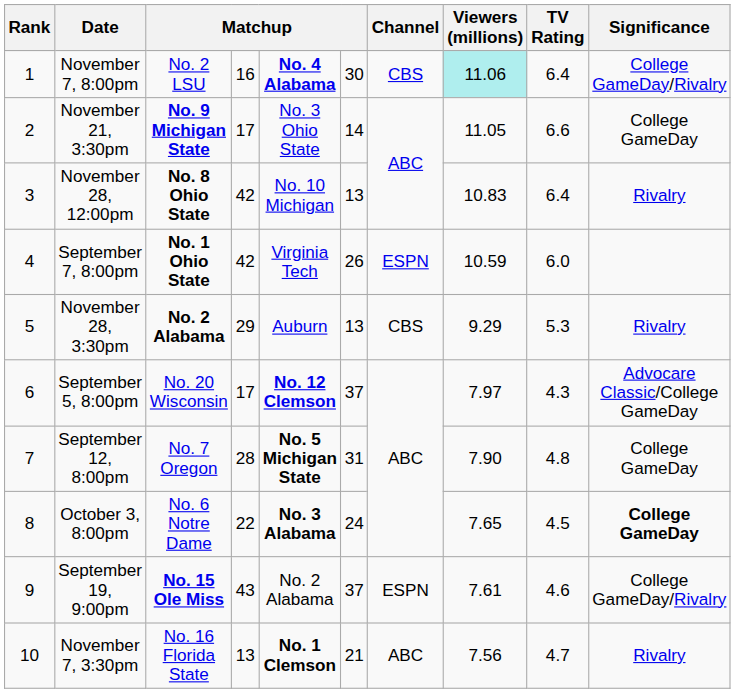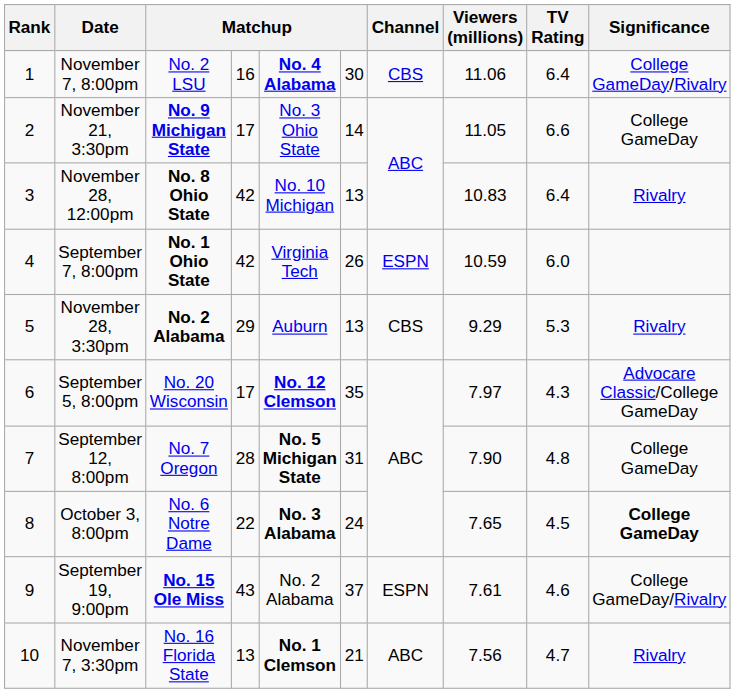(485, 74) paleturquoise background -> (485, 74) no background
(354, 392) 37 -> (354, 392) 35
